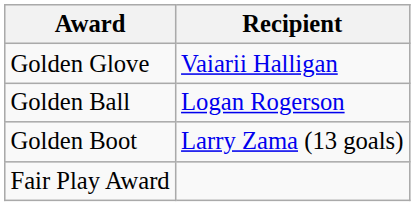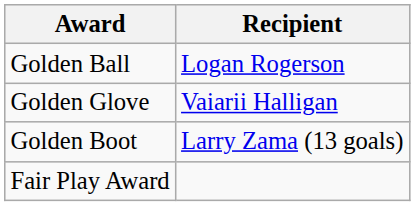rows swapped: (70, 102) <-> (80, 63)
